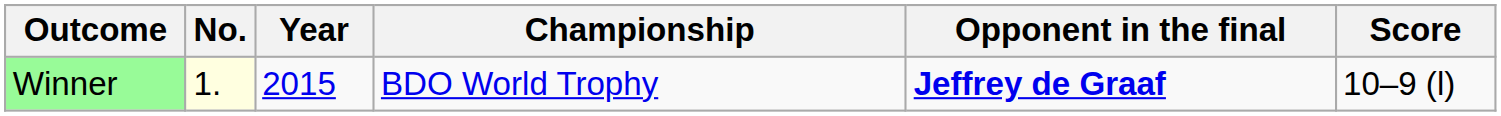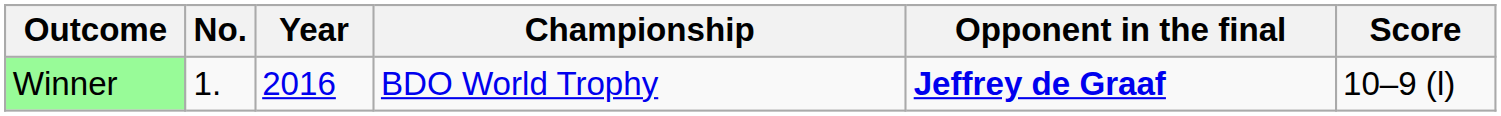(207, 83) lightyellow background -> (207, 83) no background
(299, 83) 2015 -> (299, 83) 2016
